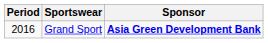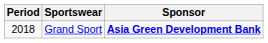(23, 29) 2016 -> (23, 29) 2018
